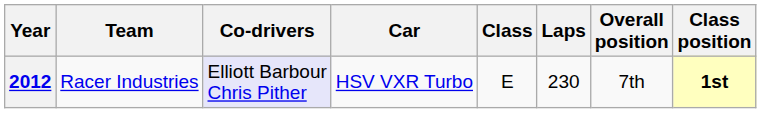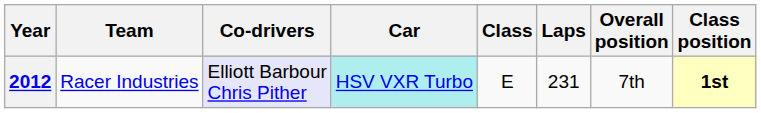(404, 82) no background -> (404, 82) paleturquoise background
(564, 82) 230 -> (564, 82) 231
